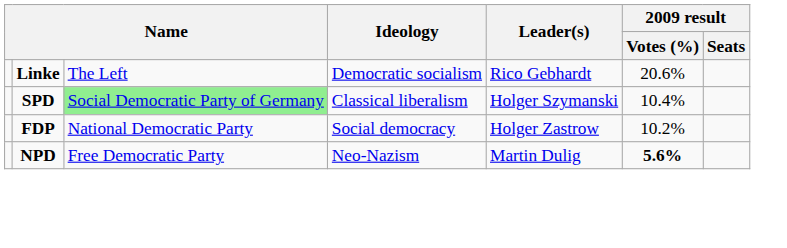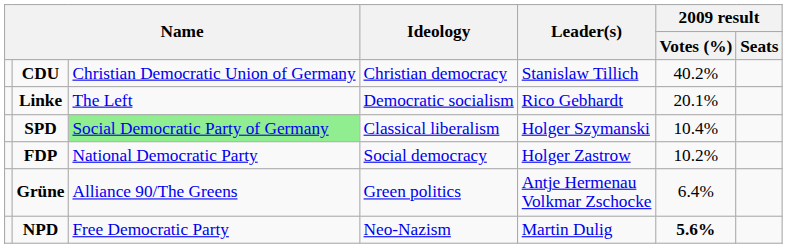+ row: (40, 73)
(663, 73) 20.6% -> (696, 100) 20.1%
+ row: (40, 192)
